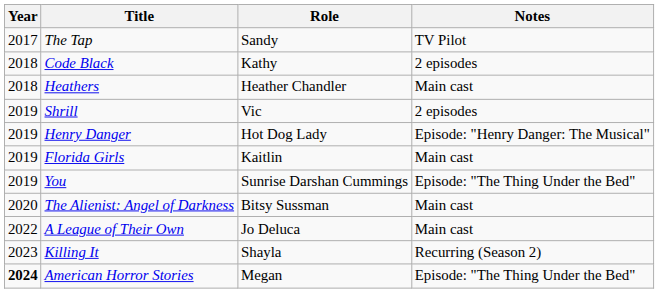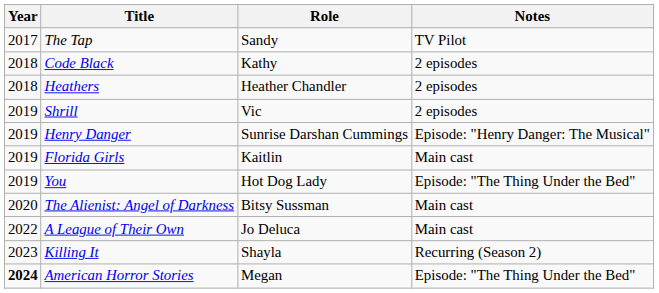(444, 87) Main cast -> (446, 87) 2 episodes
(284, 134) Hot Dog Lady -> (324, 134) Sunrise Darshan Cummings
(324, 181) Sunrise Darshan Cummings -> (284, 181) Hot Dog Lady
